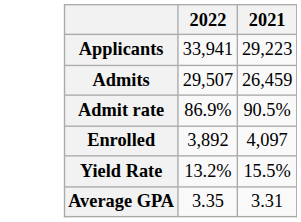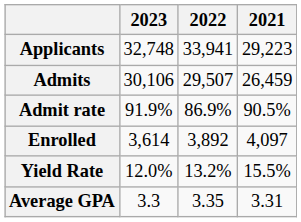+ column: (149, 19)
